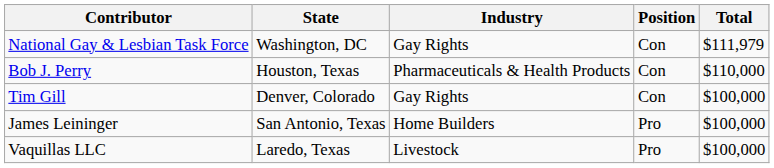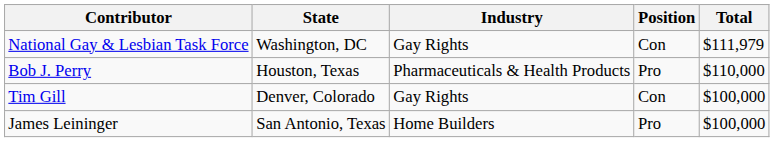(652, 70) Con -> (650, 70) Pro
- row: (57, 149)
